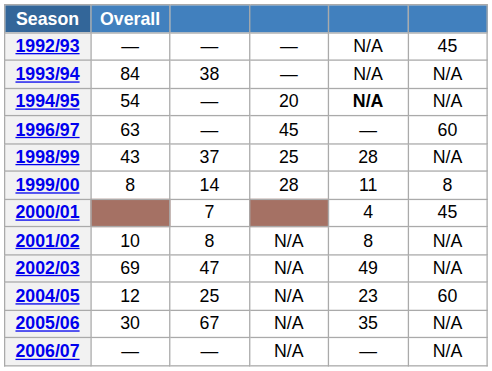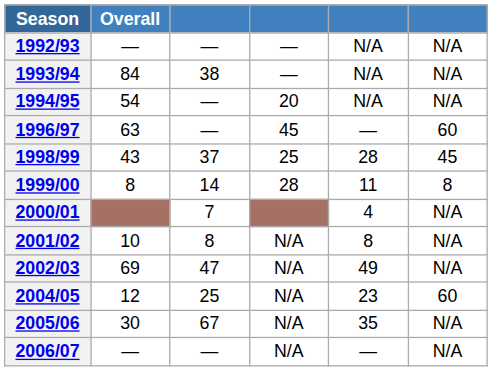(447, 46) 45 -> (447, 46) N/A
(368, 101) bold -> (368, 101) normal
(447, 157) N/A -> (447, 157) 45
(447, 212) 45 -> (447, 212) N/A
